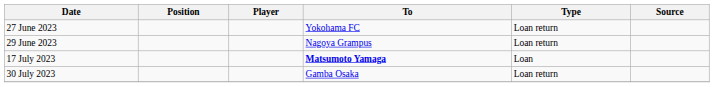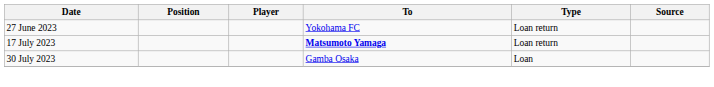- row: (32, 43)
(523, 59) Loan -> (536, 43) Loan return
(536, 74) Loan return -> (523, 59) Loan
